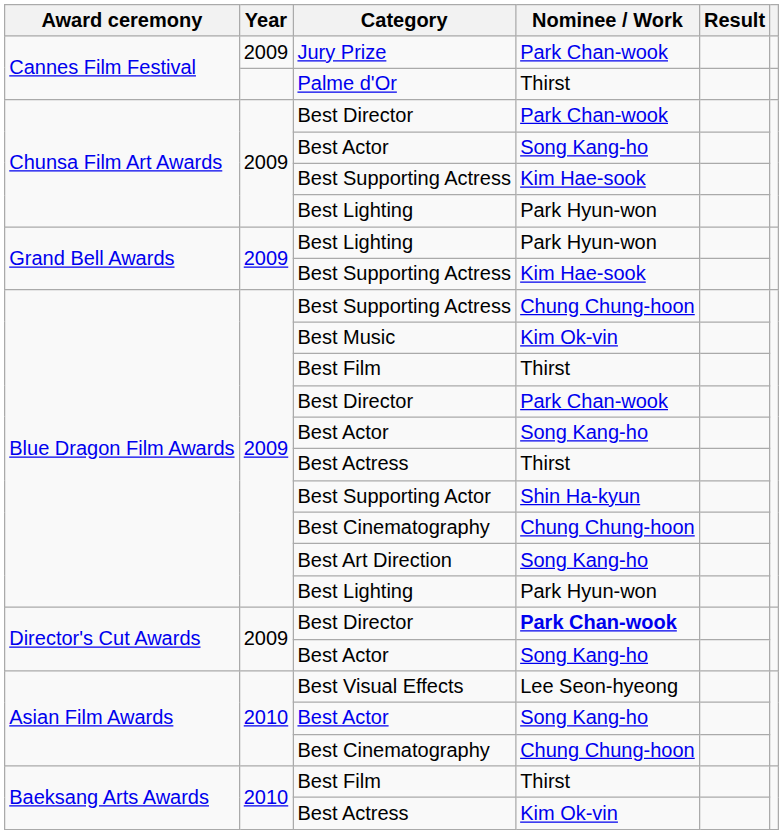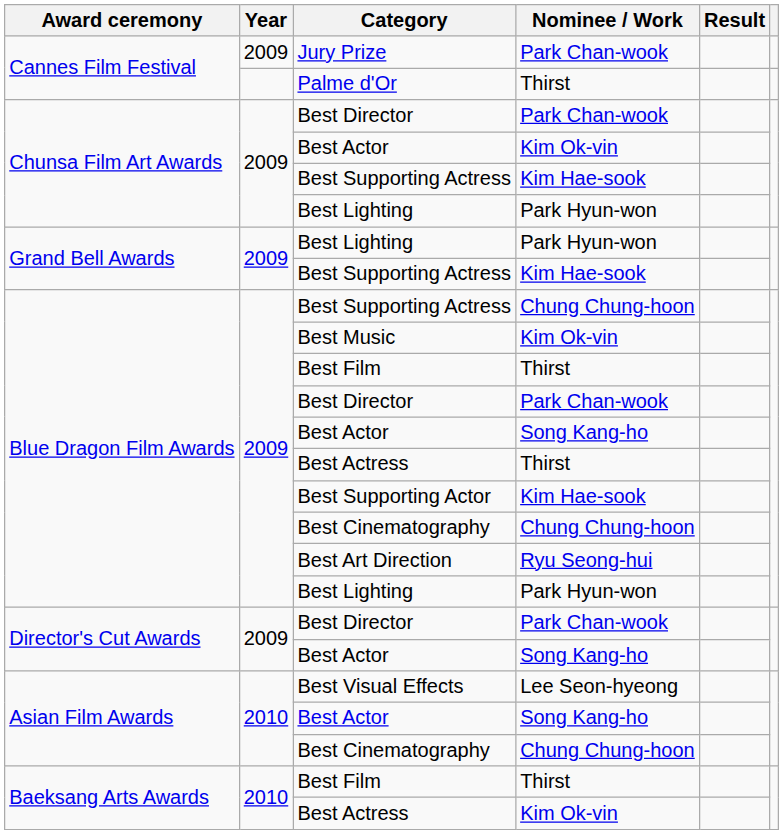(584, 147) Song Kang-ho -> (569, 147) Kim Ok-vin
(580, 496) Shin Ha-kyun -> (583, 496) Kim Hae-sook
(584, 559) Song Kang-ho -> (586, 559) Ryu Seong-hui
(598, 623) bold -> (594, 623) normal
